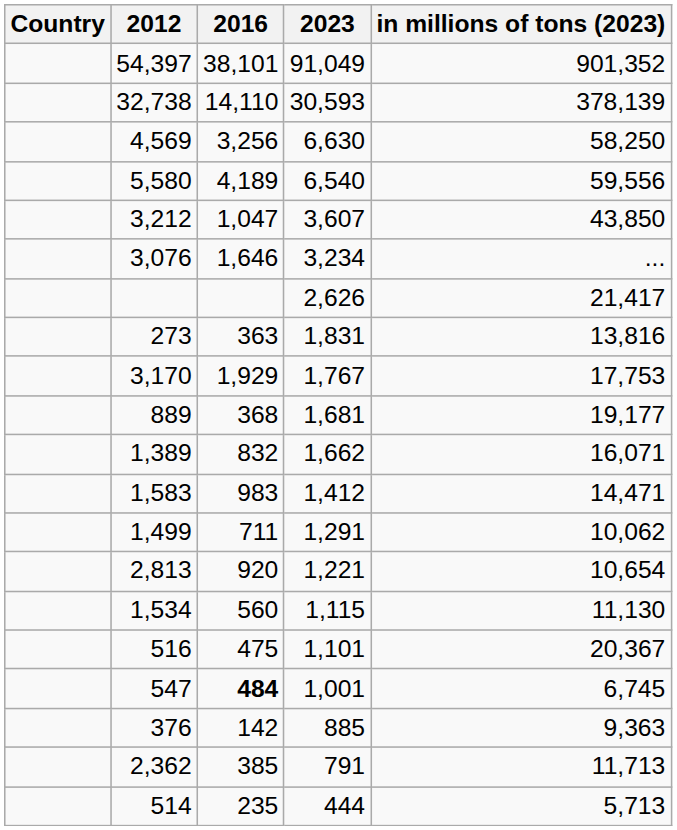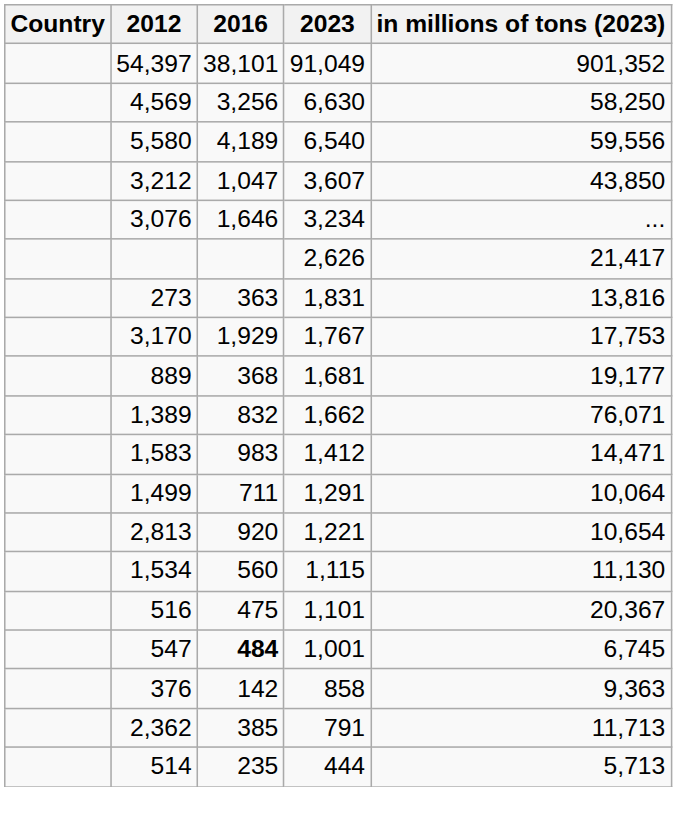- row: (154, 102)
(628, 453) 16,071 -> (628, 414) 76,071
(628, 532) 10,062 -> (628, 492) 10,064
(344, 727) 885 -> (344, 688) 858
